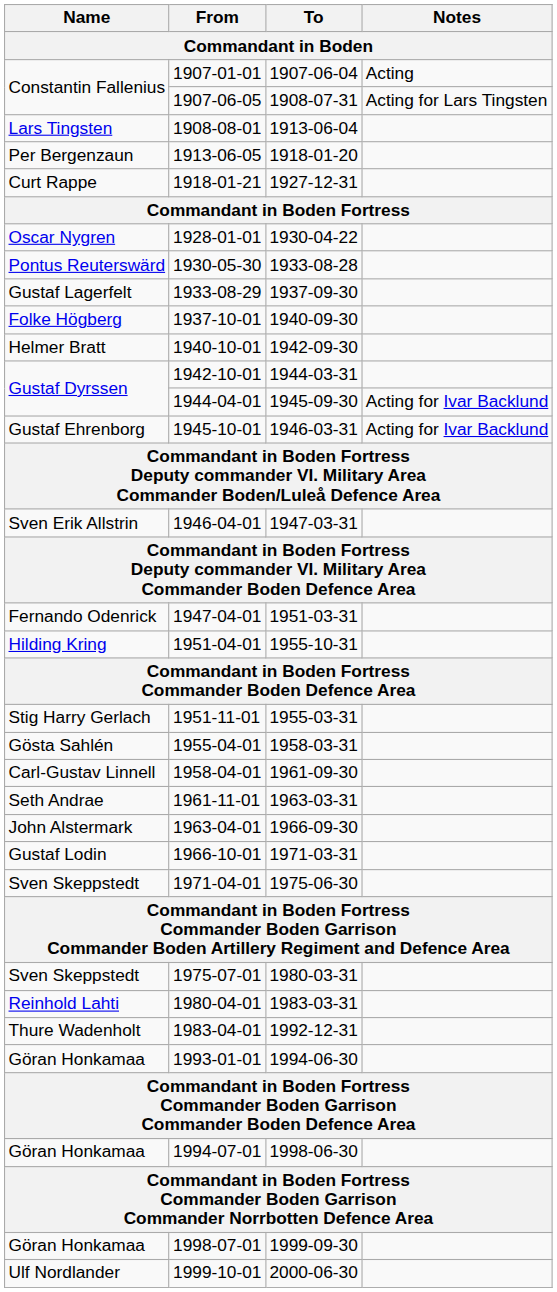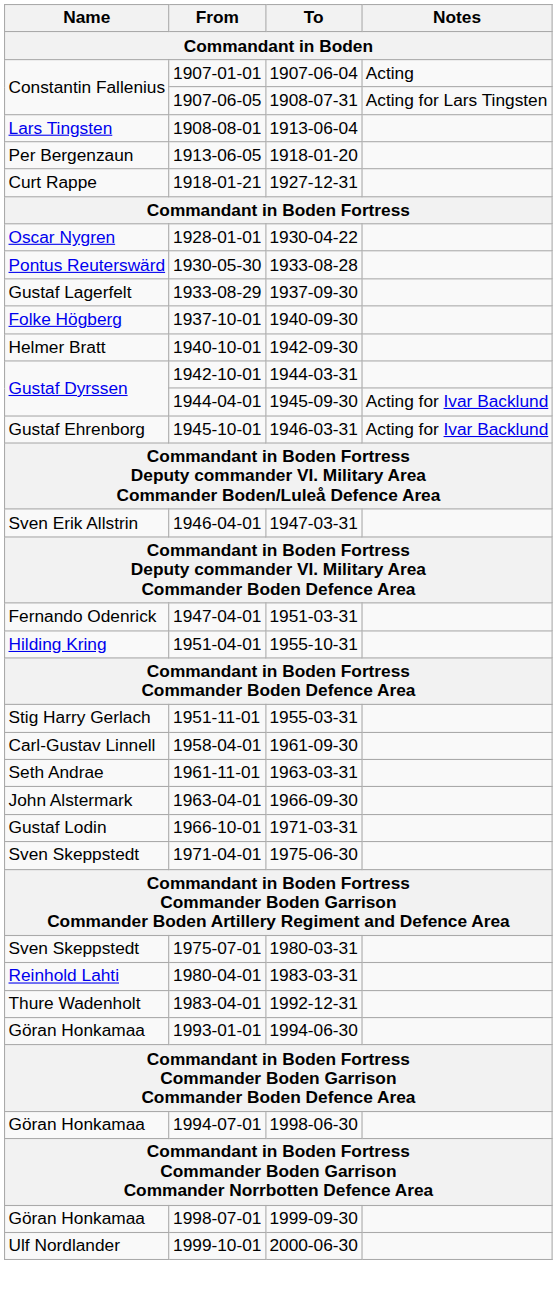- row: (217, 745)
